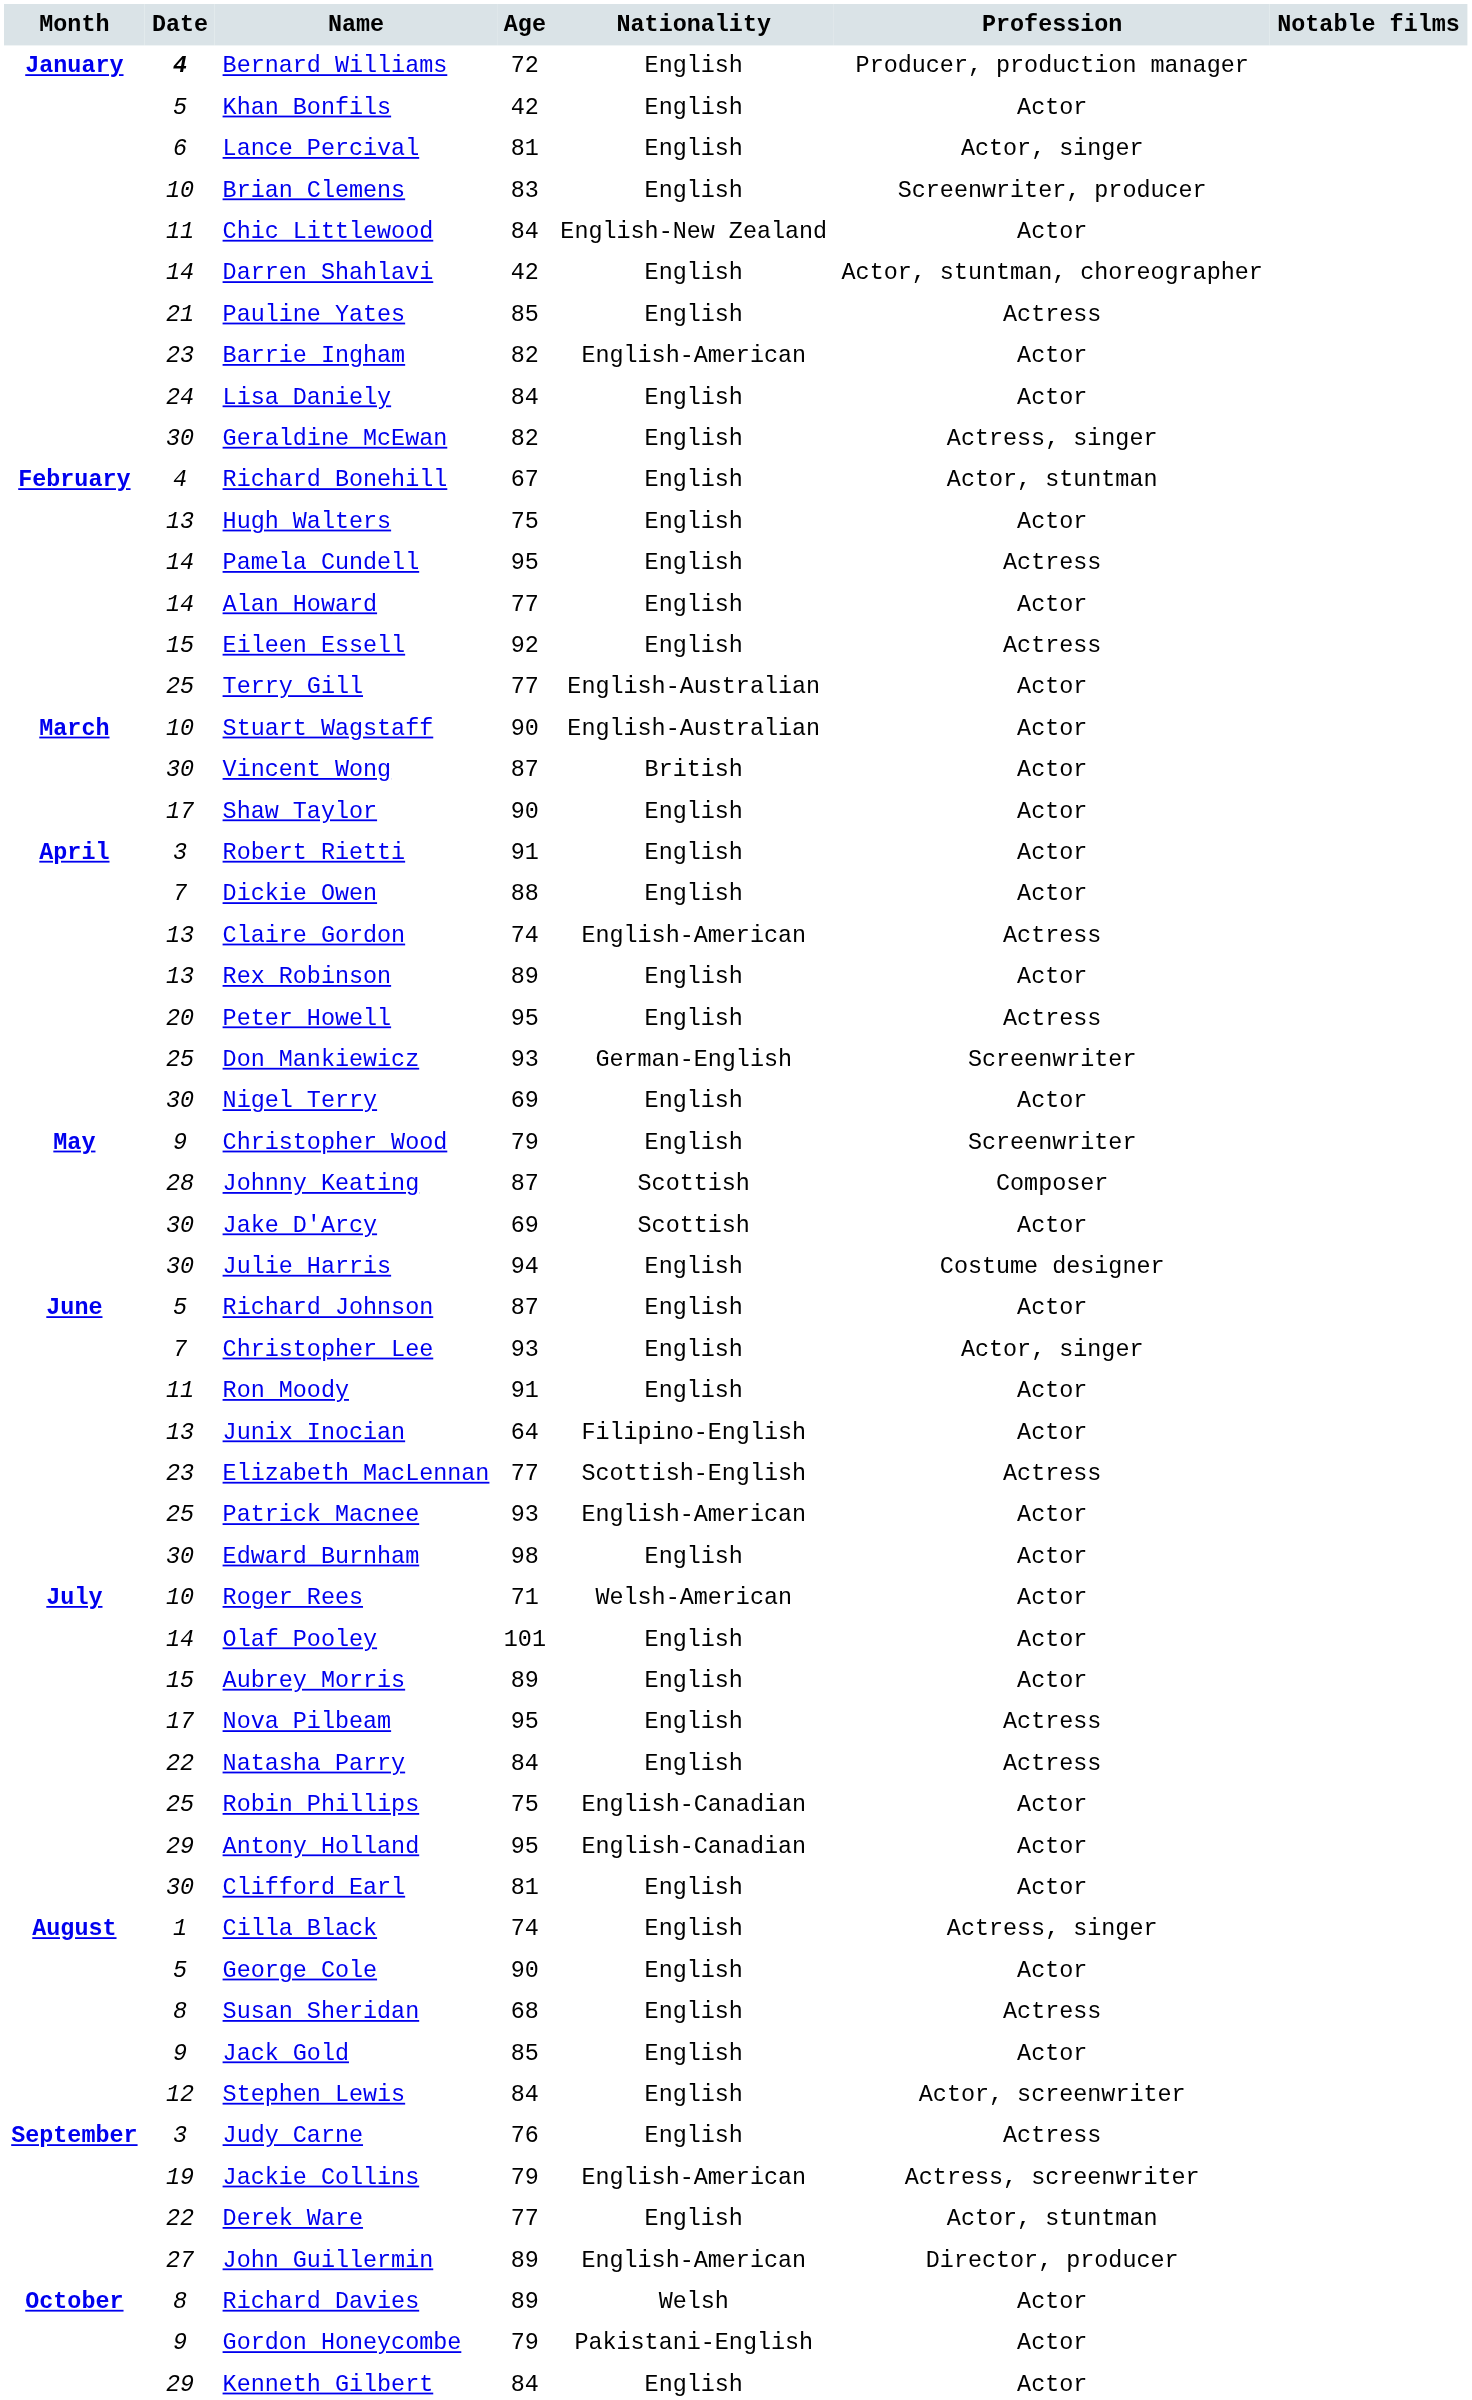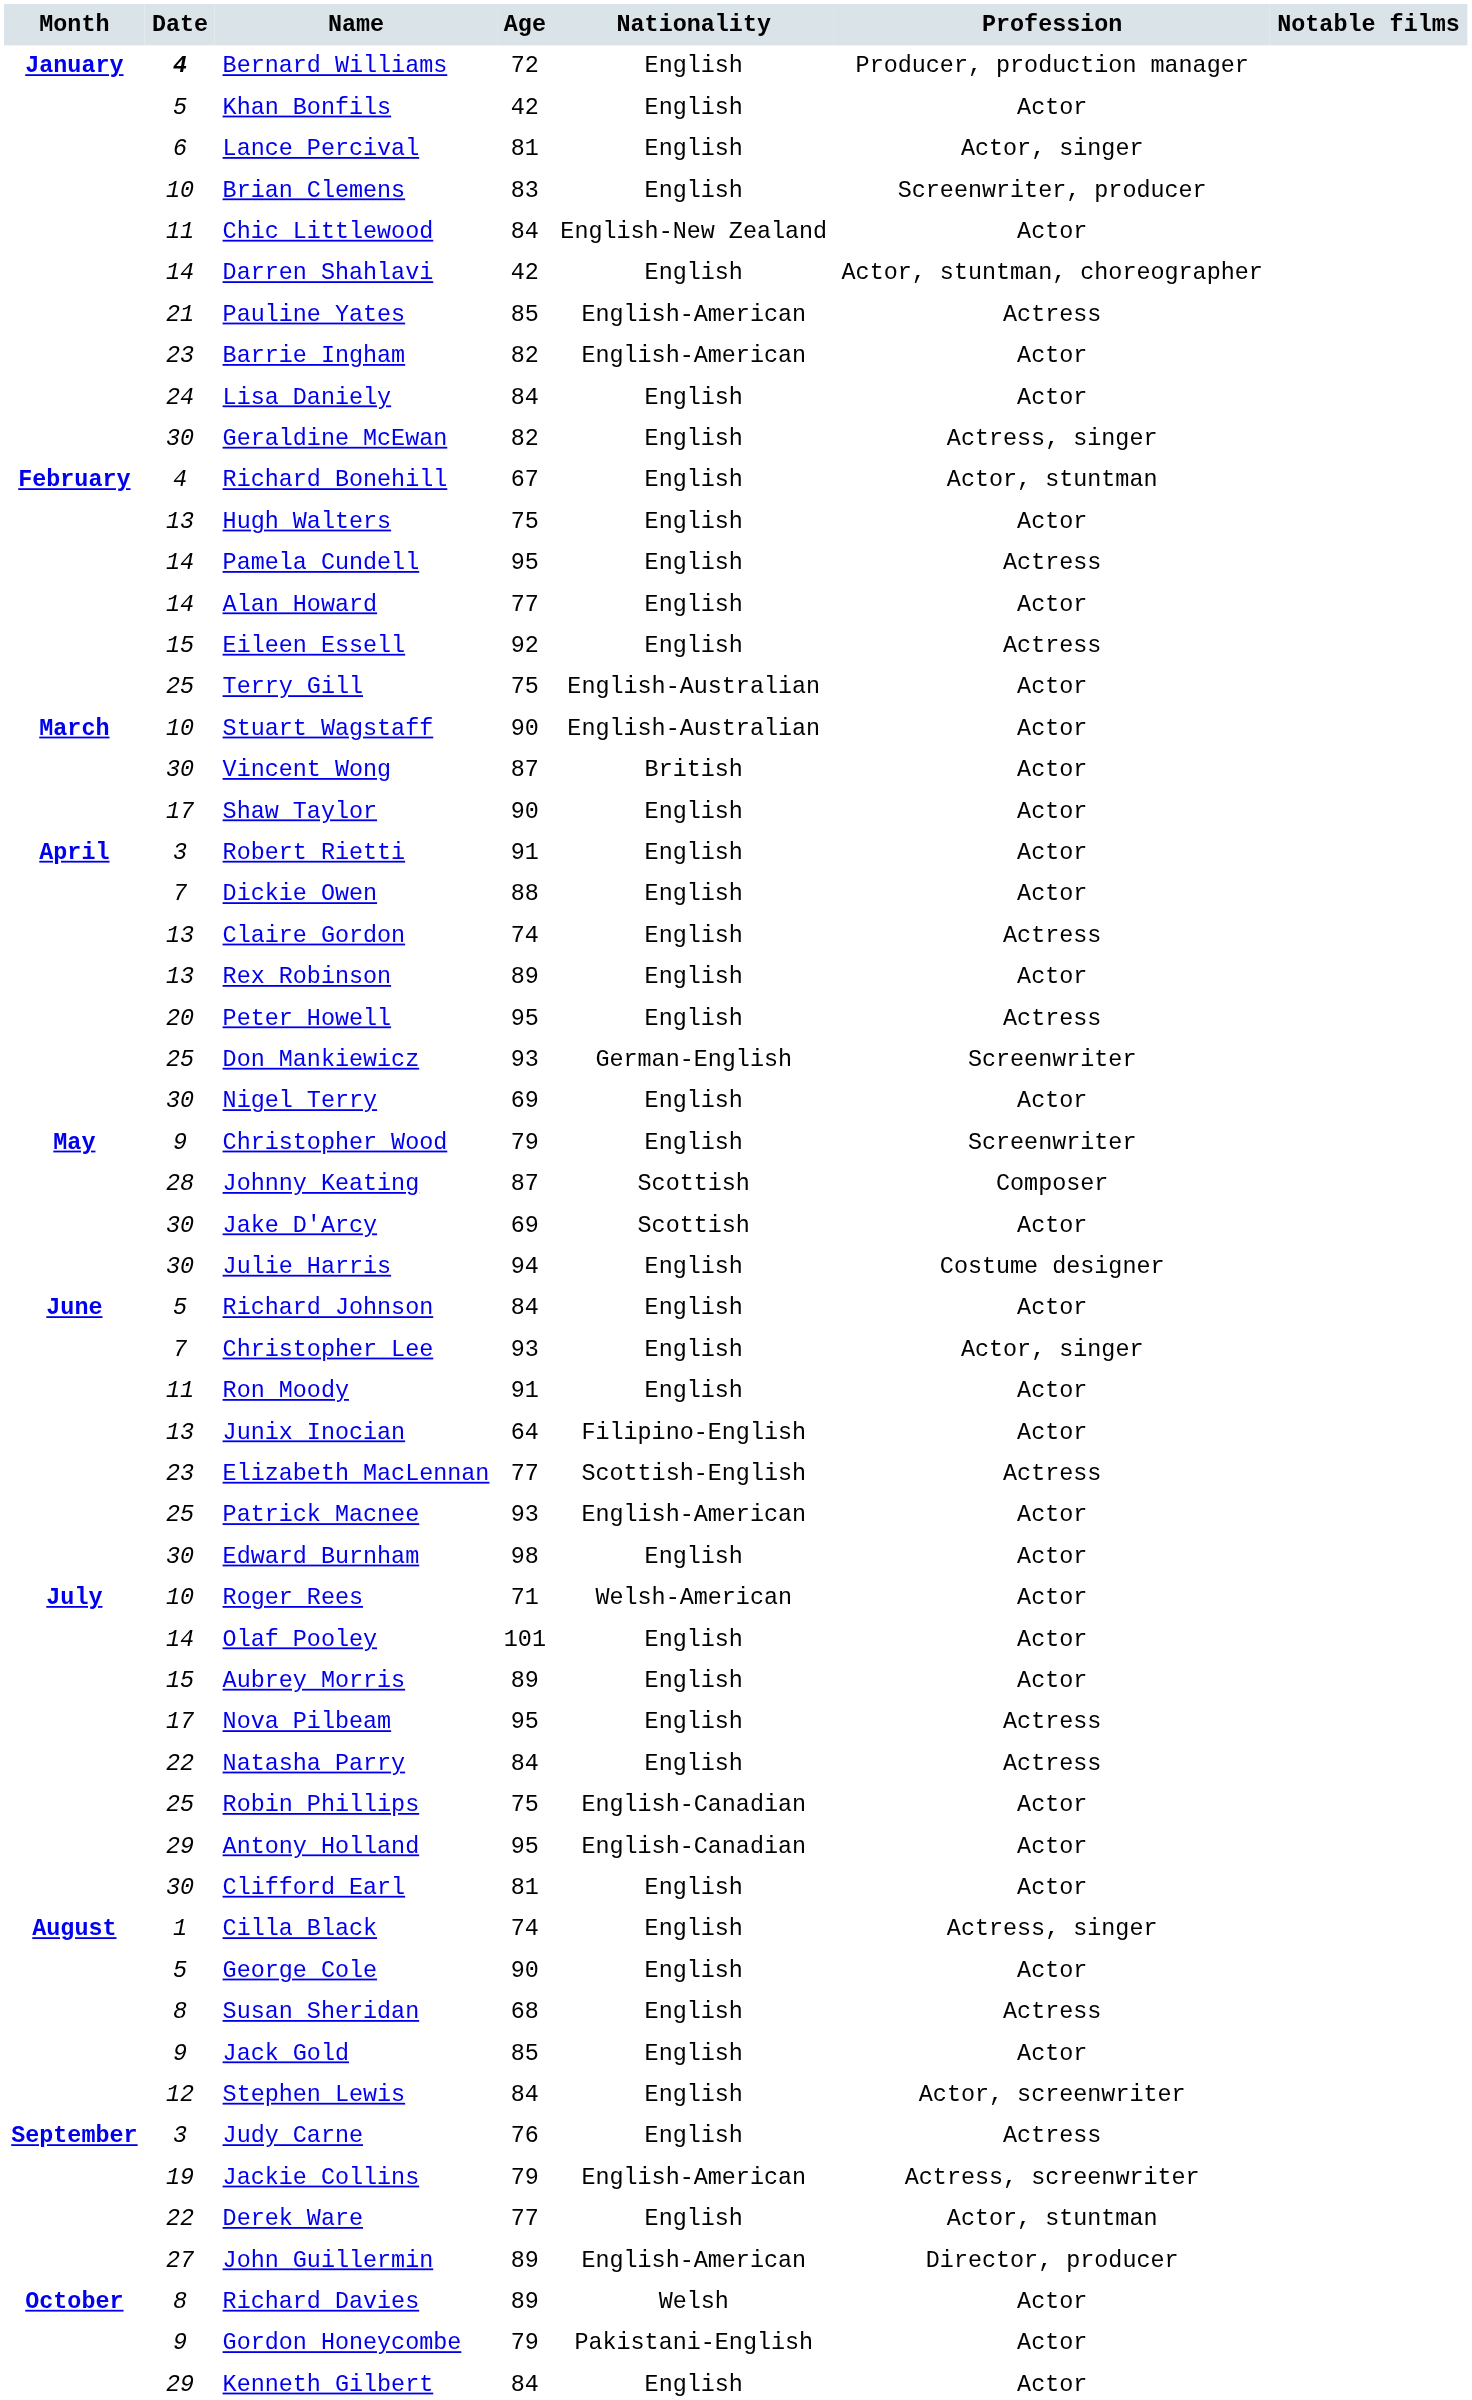(694, 314) English -> (694, 314) English-American
(525, 687) 77 -> (525, 687) 75
(694, 936) English-American -> (694, 936) English
(525, 1308) 87 -> (525, 1308) 84
